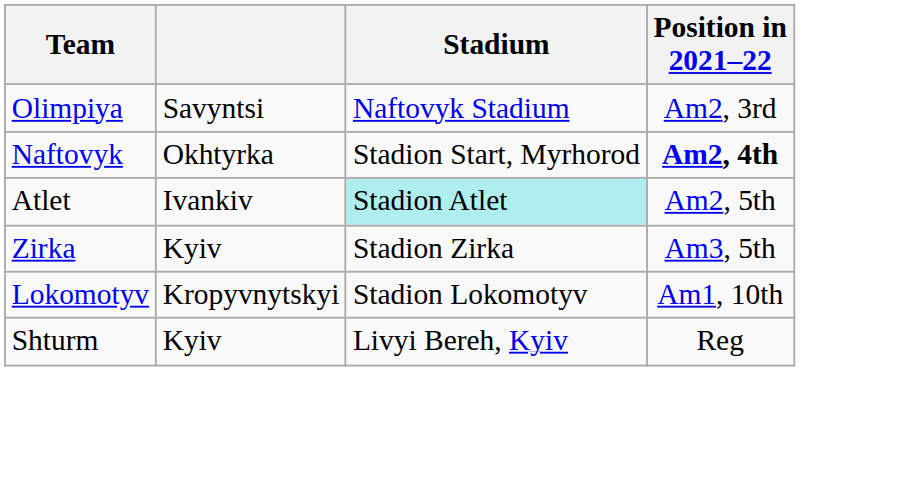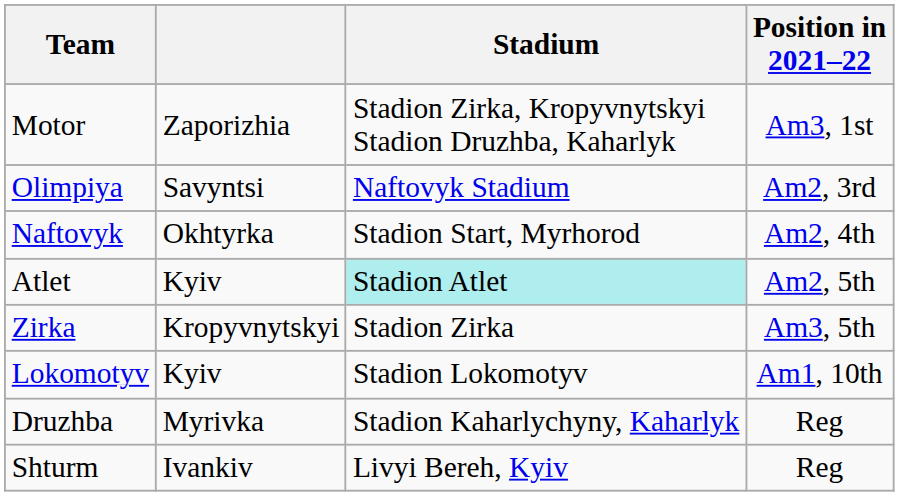+ row: (49, 124)
(720, 154) bold -> (820, 234) normal
(208, 201) Ivankiv -> (192, 280) Kyiv
(192, 247) Kyiv -> (251, 327) Kropyvnytskyi
(251, 294) Kropyvnytskyi -> (192, 374) Kyiv
+ row: (62, 420)
(192, 341) Kyiv -> (208, 467) Ivankiv
